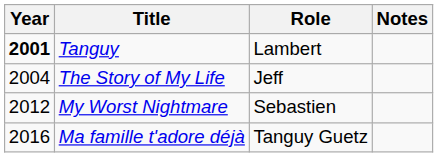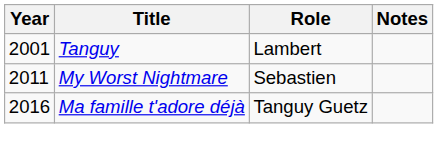(30, 48) bold -> (30, 48) normal
- row: (142, 78)
(30, 107) 2012 -> (29, 78) 2011
